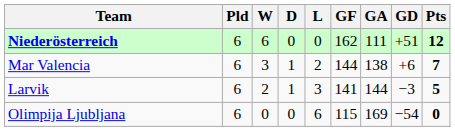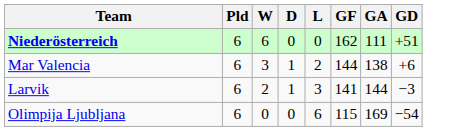- column: (436, 16)
